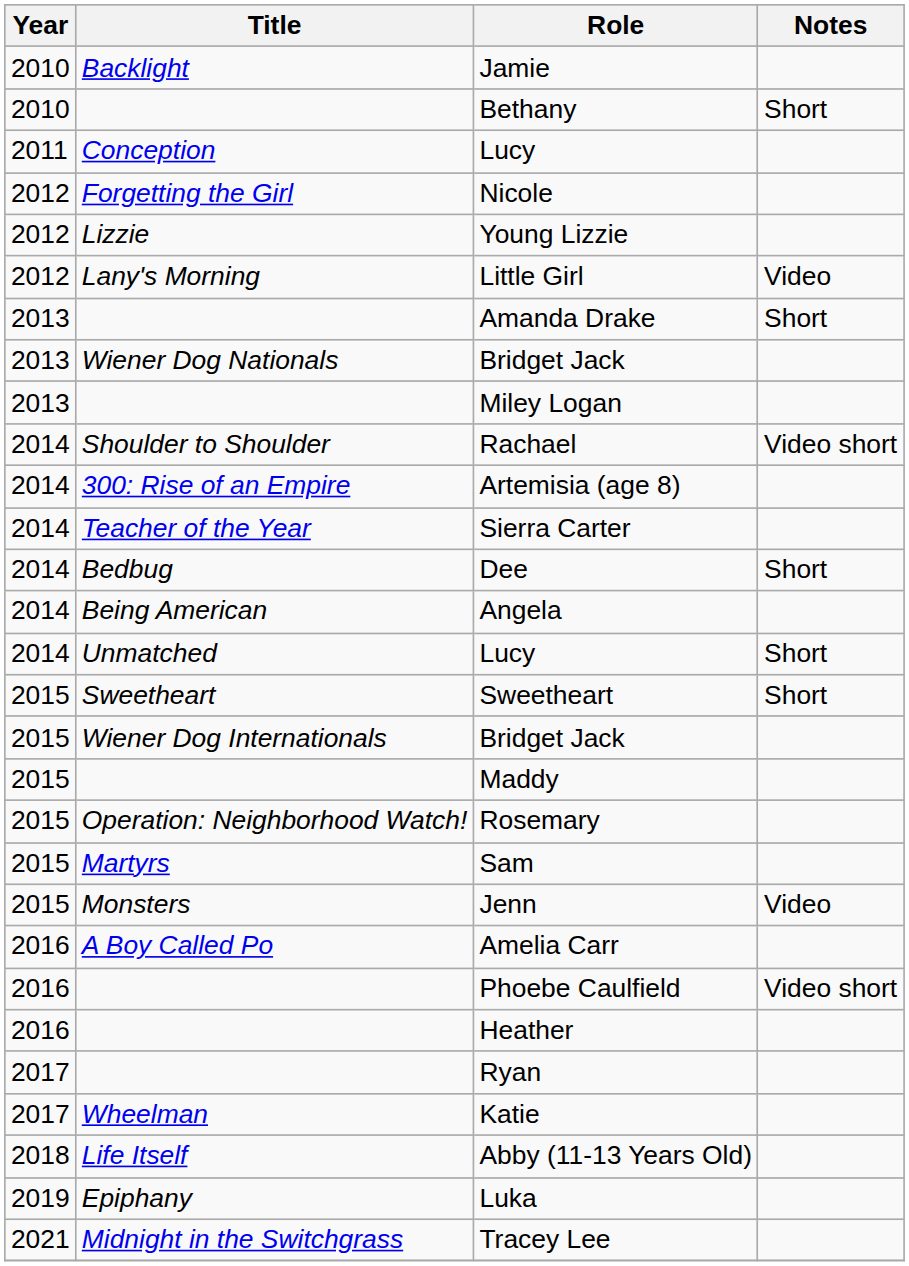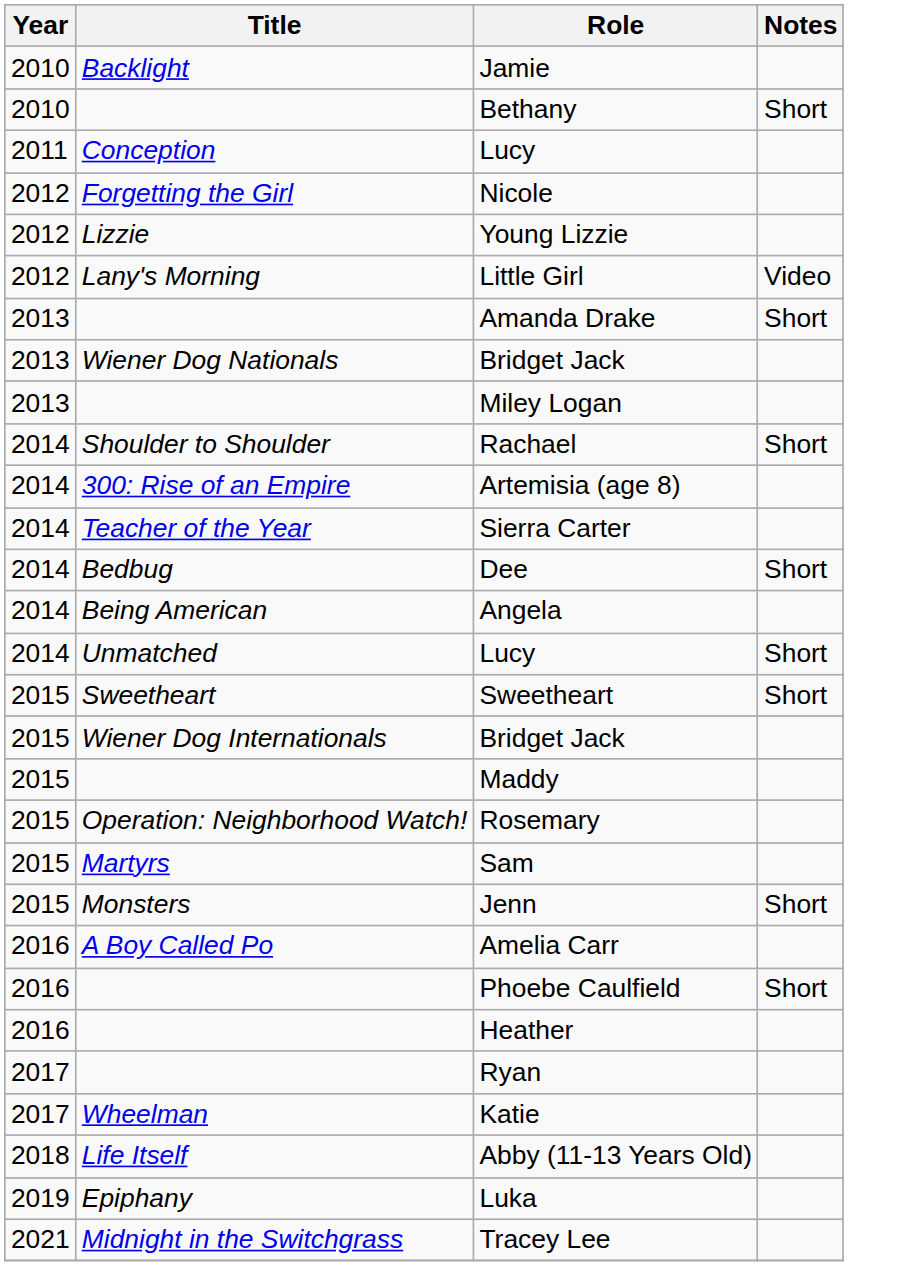(831, 444) Video short -> (796, 444) Short
(798, 904) Video -> (796, 904) Short
(831, 988) Video short -> (796, 988) Short
